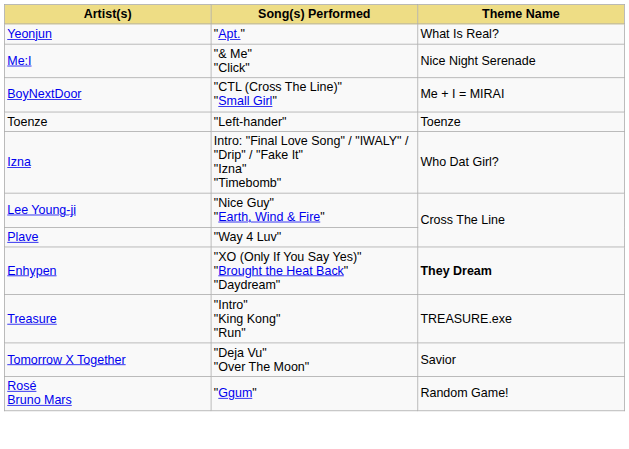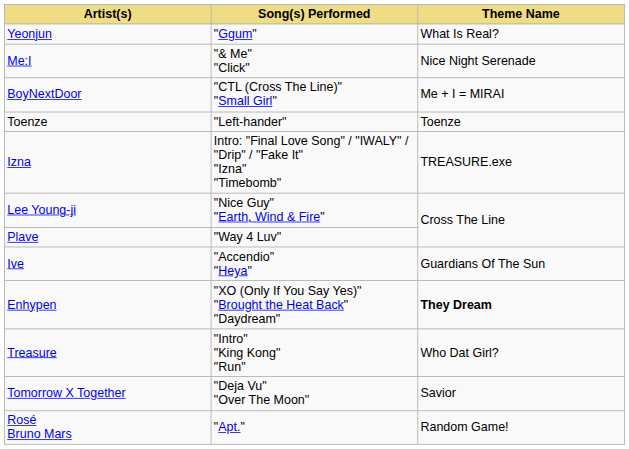(229, 34) "Apt." -> (235, 34) "Ggum"
(460, 162) Who Dat Girl? -> (466, 162) TREASURE.exe
+ row: (16, 263)
(466, 318) TREASURE.exe -> (460, 352) Who Dat Girl?
(235, 393) "Ggum" -> (229, 427) "Apt."
